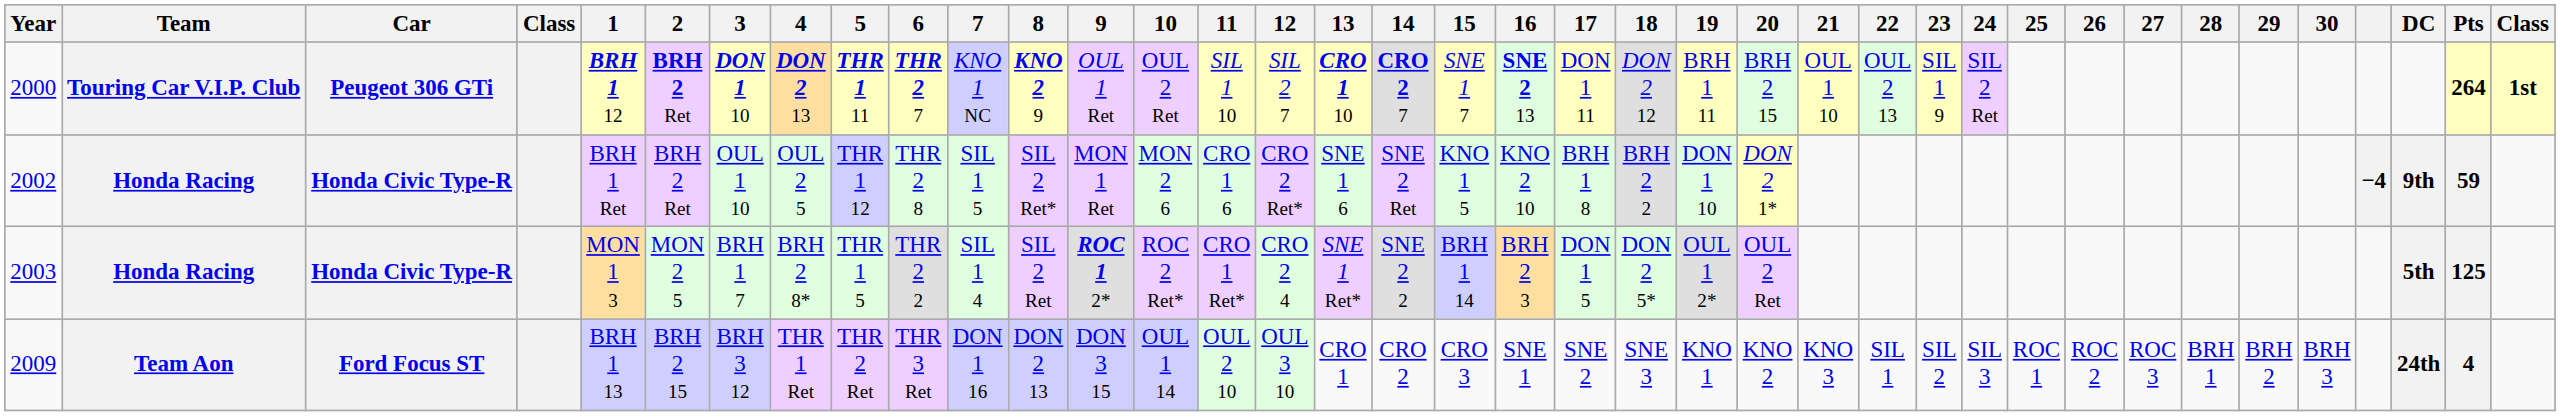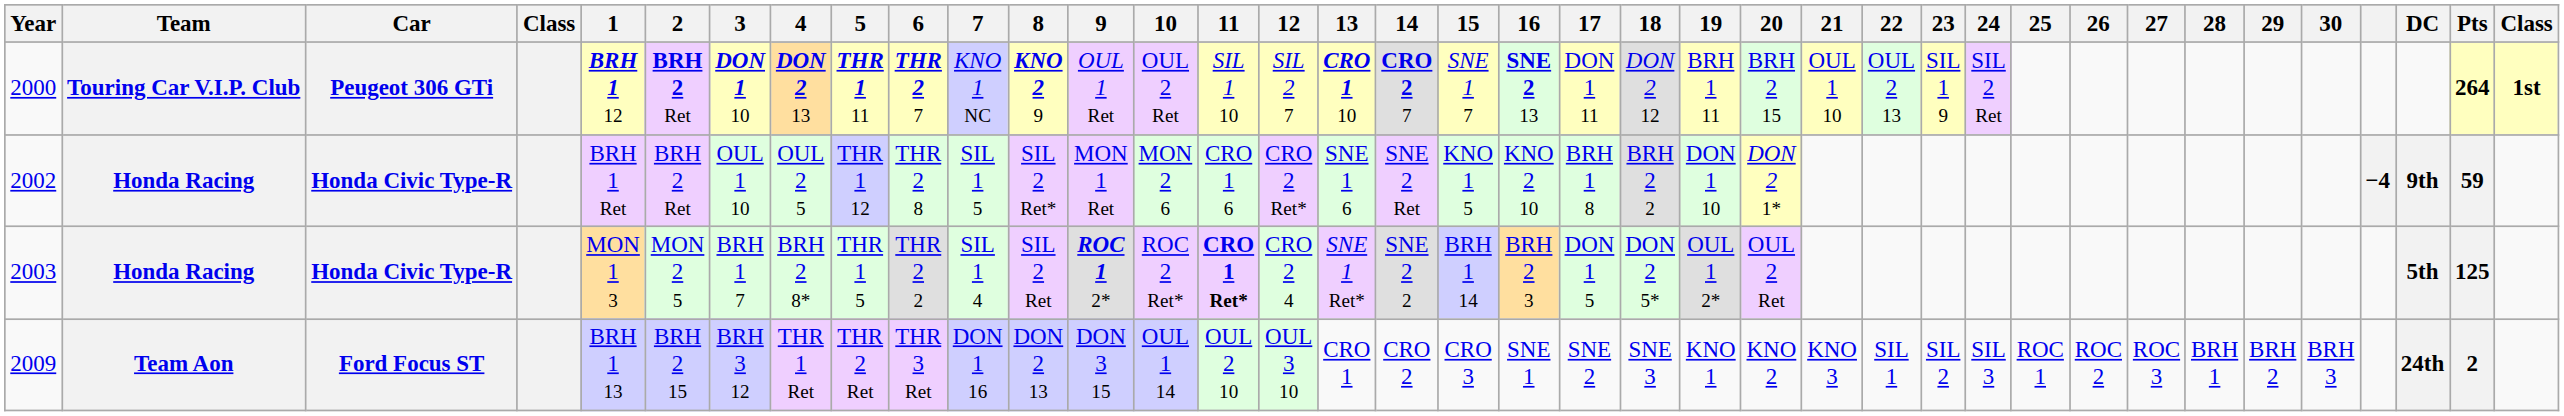(1227, 271) normal -> (1229, 272) bold
(2469, 364) 4 -> (2472, 364) 2
